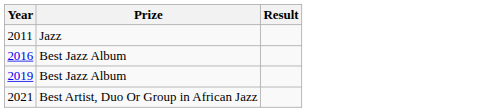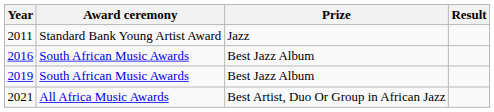+ column: (130, 14)
